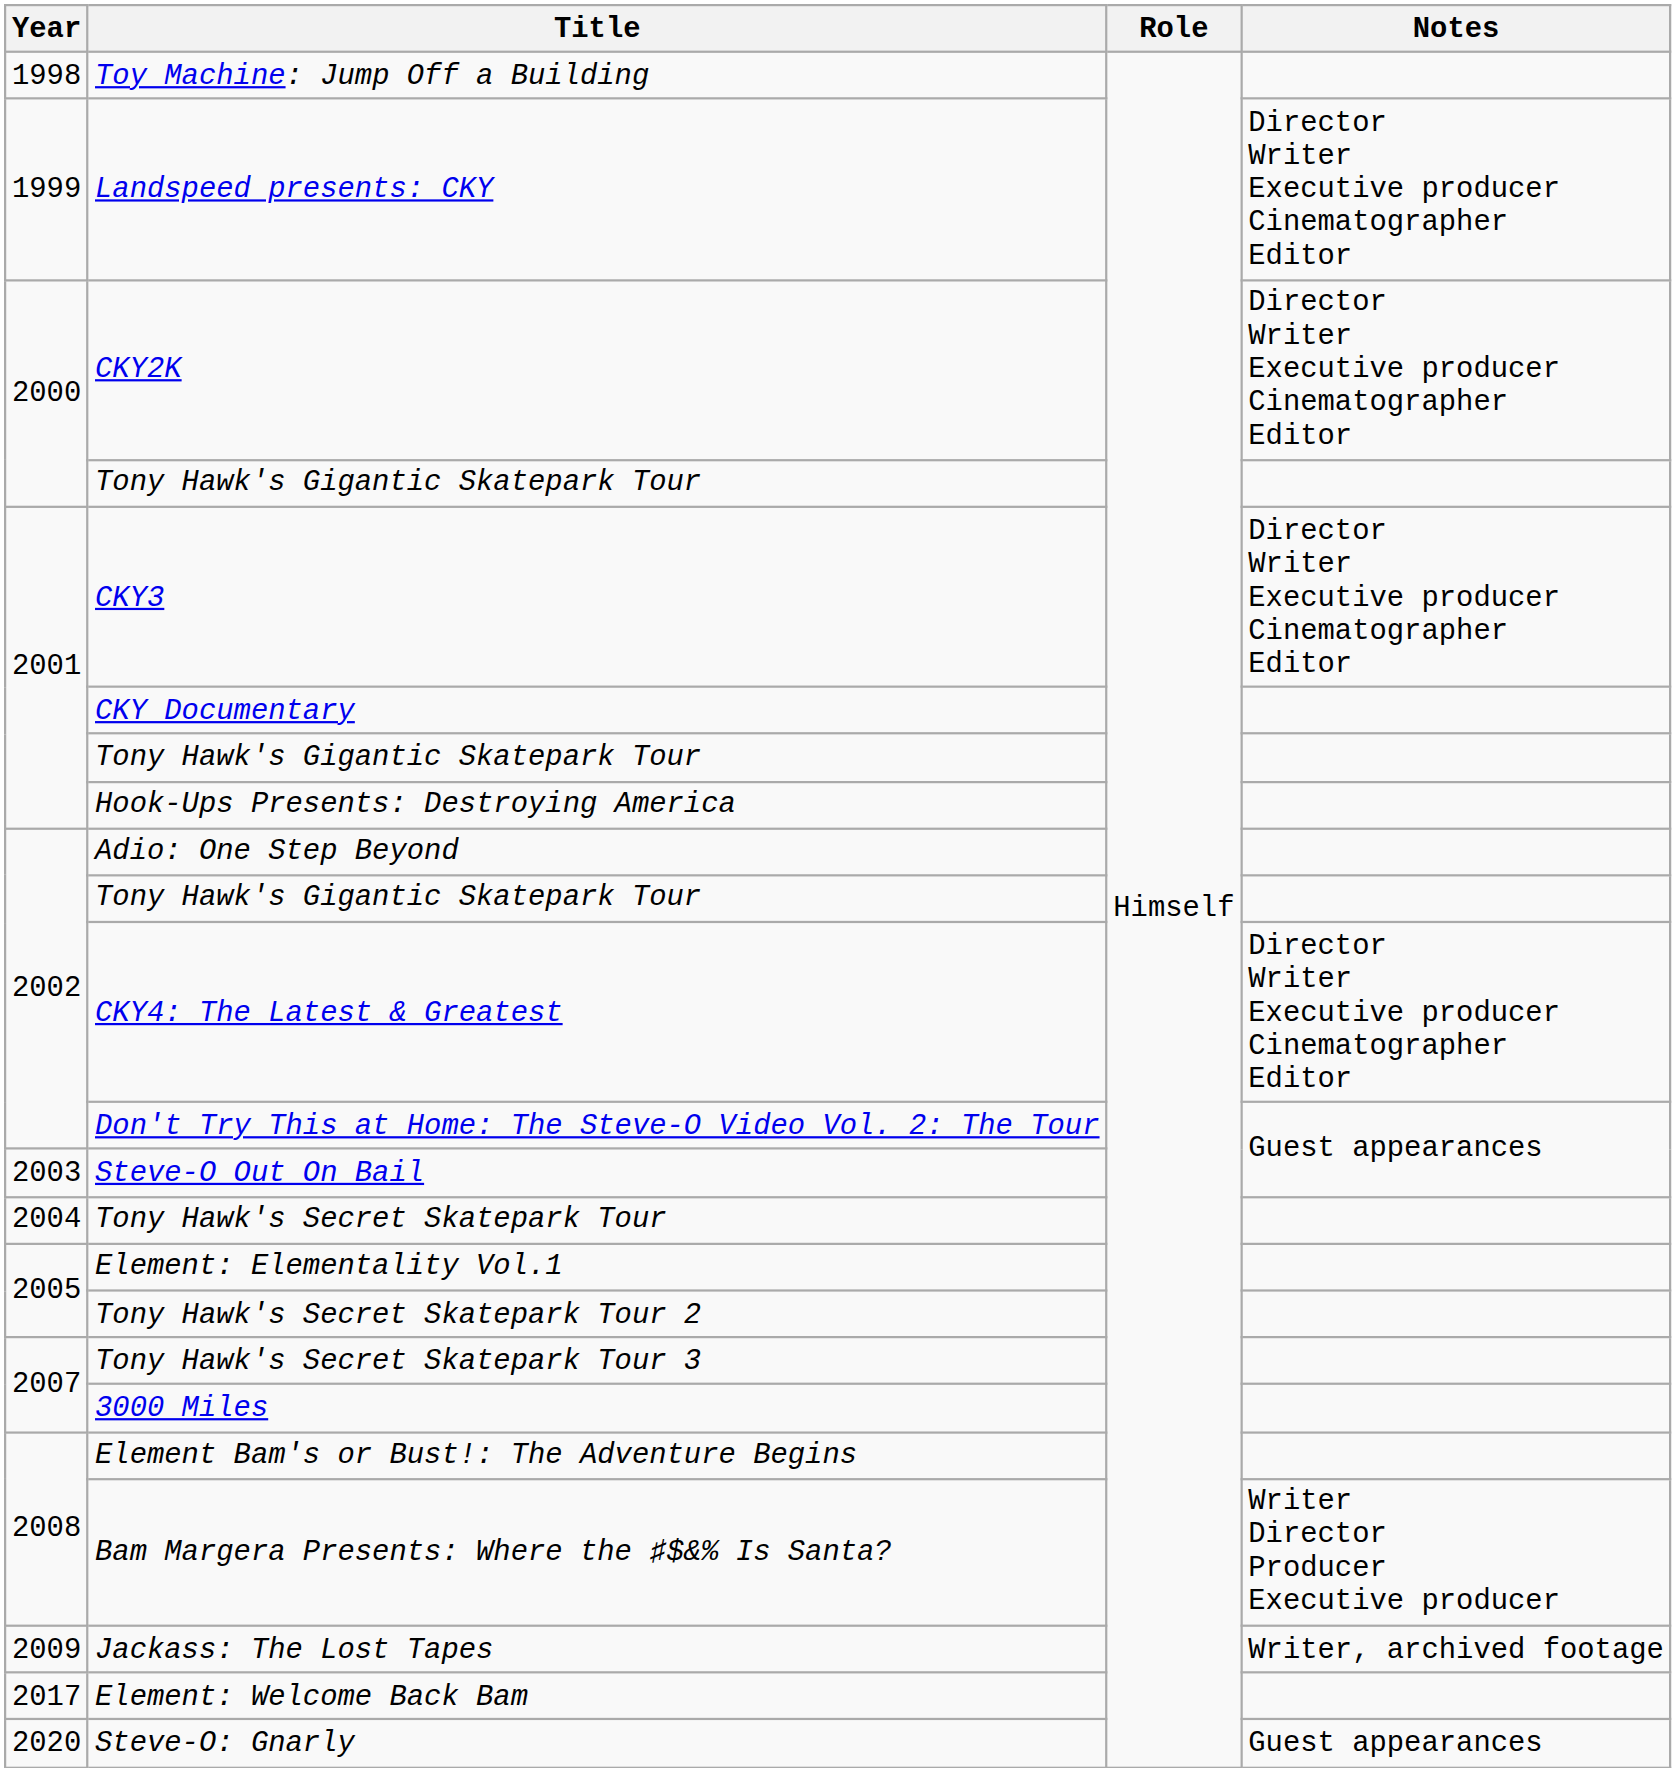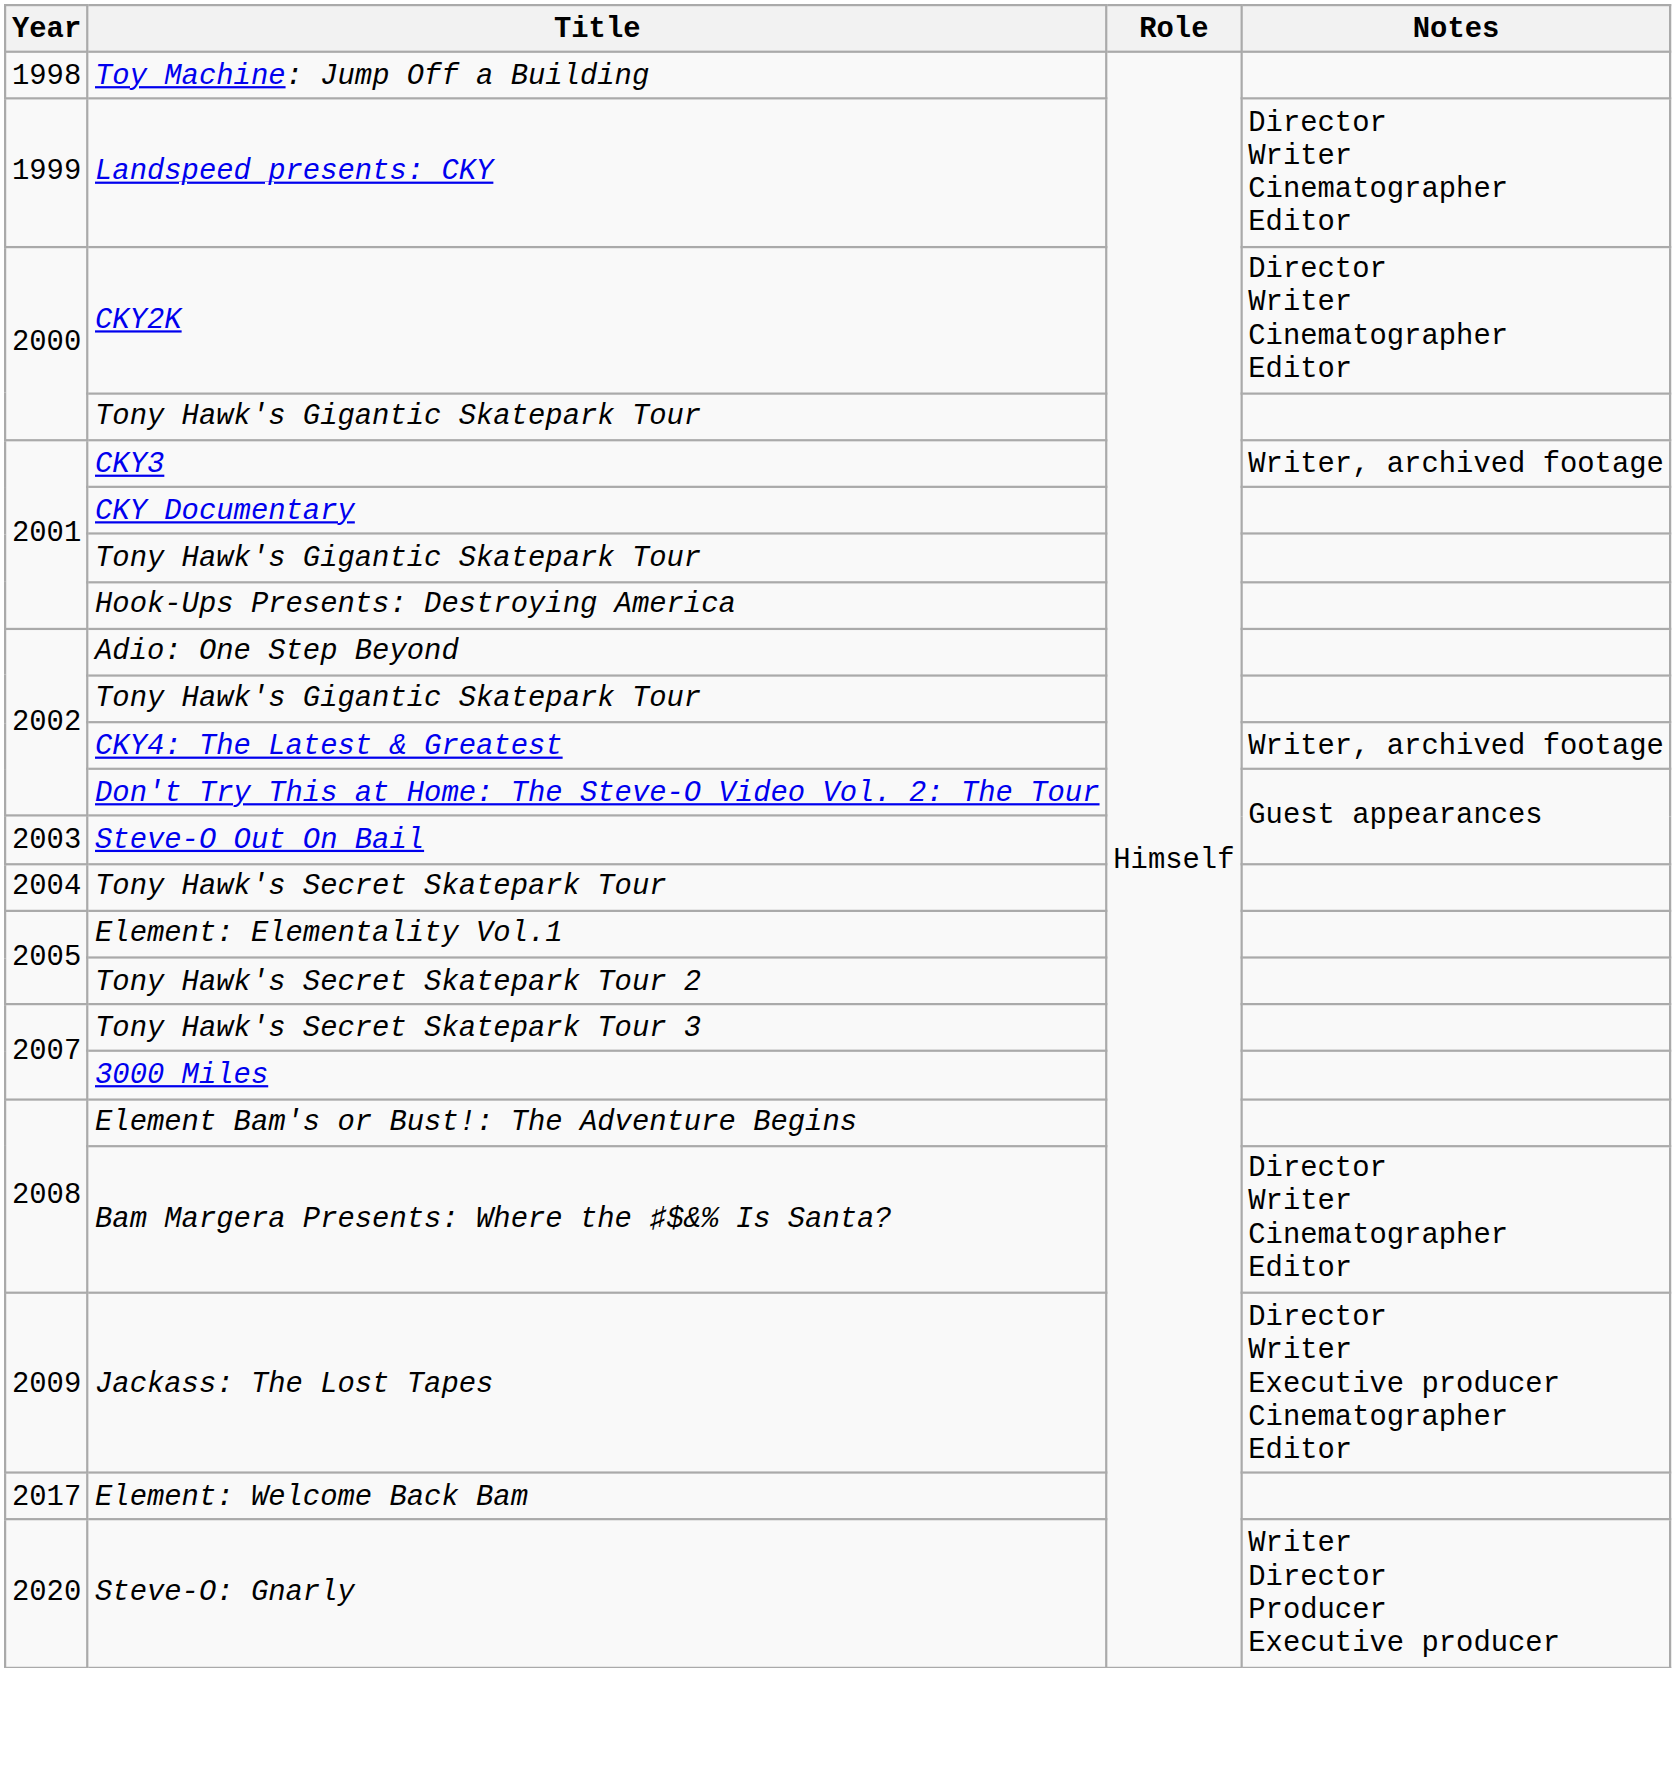(1404, 189) Director Writer Executive producer Cinematographer Editor -> (1378, 173) Director Writer Cinematographer Editor
(1404, 370) Director Writer Executive producer Cinematographer Editor -> (1378, 320) Director Writer Cinematographer Editor
(1404, 597) Director Writer Executive producer Cinematographer Editor -> (1456, 464) Writer, archived footage
(1404, 1012) Director Writer Executive producer Cinematographer Editor -> (1456, 746) Writer, archived footage
(1404, 1552) Writer Director Producer Executive producer -> (1378, 1219) Director Writer Cinematographer Editor
(1456, 1649) Writer, archived footage -> (1404, 1383) Director Writer Executive producer Cinematographer Editor
(1395, 1743) Guest appearances -> (1404, 1593) Writer Director Producer Executive producer
